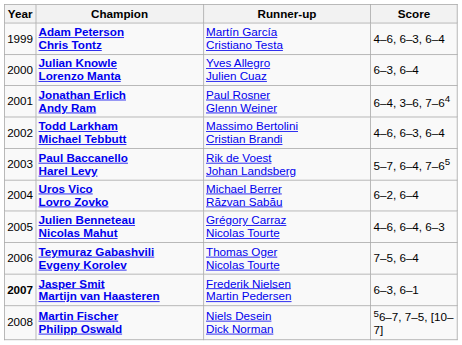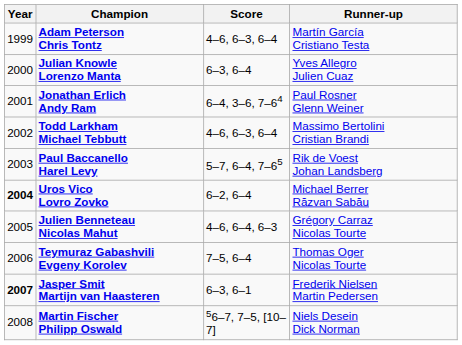columns swapped: (287, 14) <-> (414, 14)
(20, 196) normal -> (20, 196) bold
